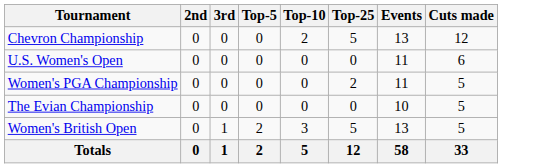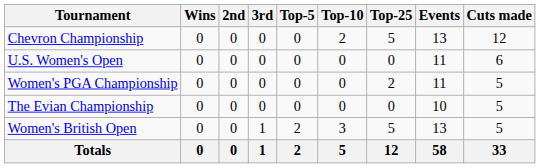+ column: (200, 15)
